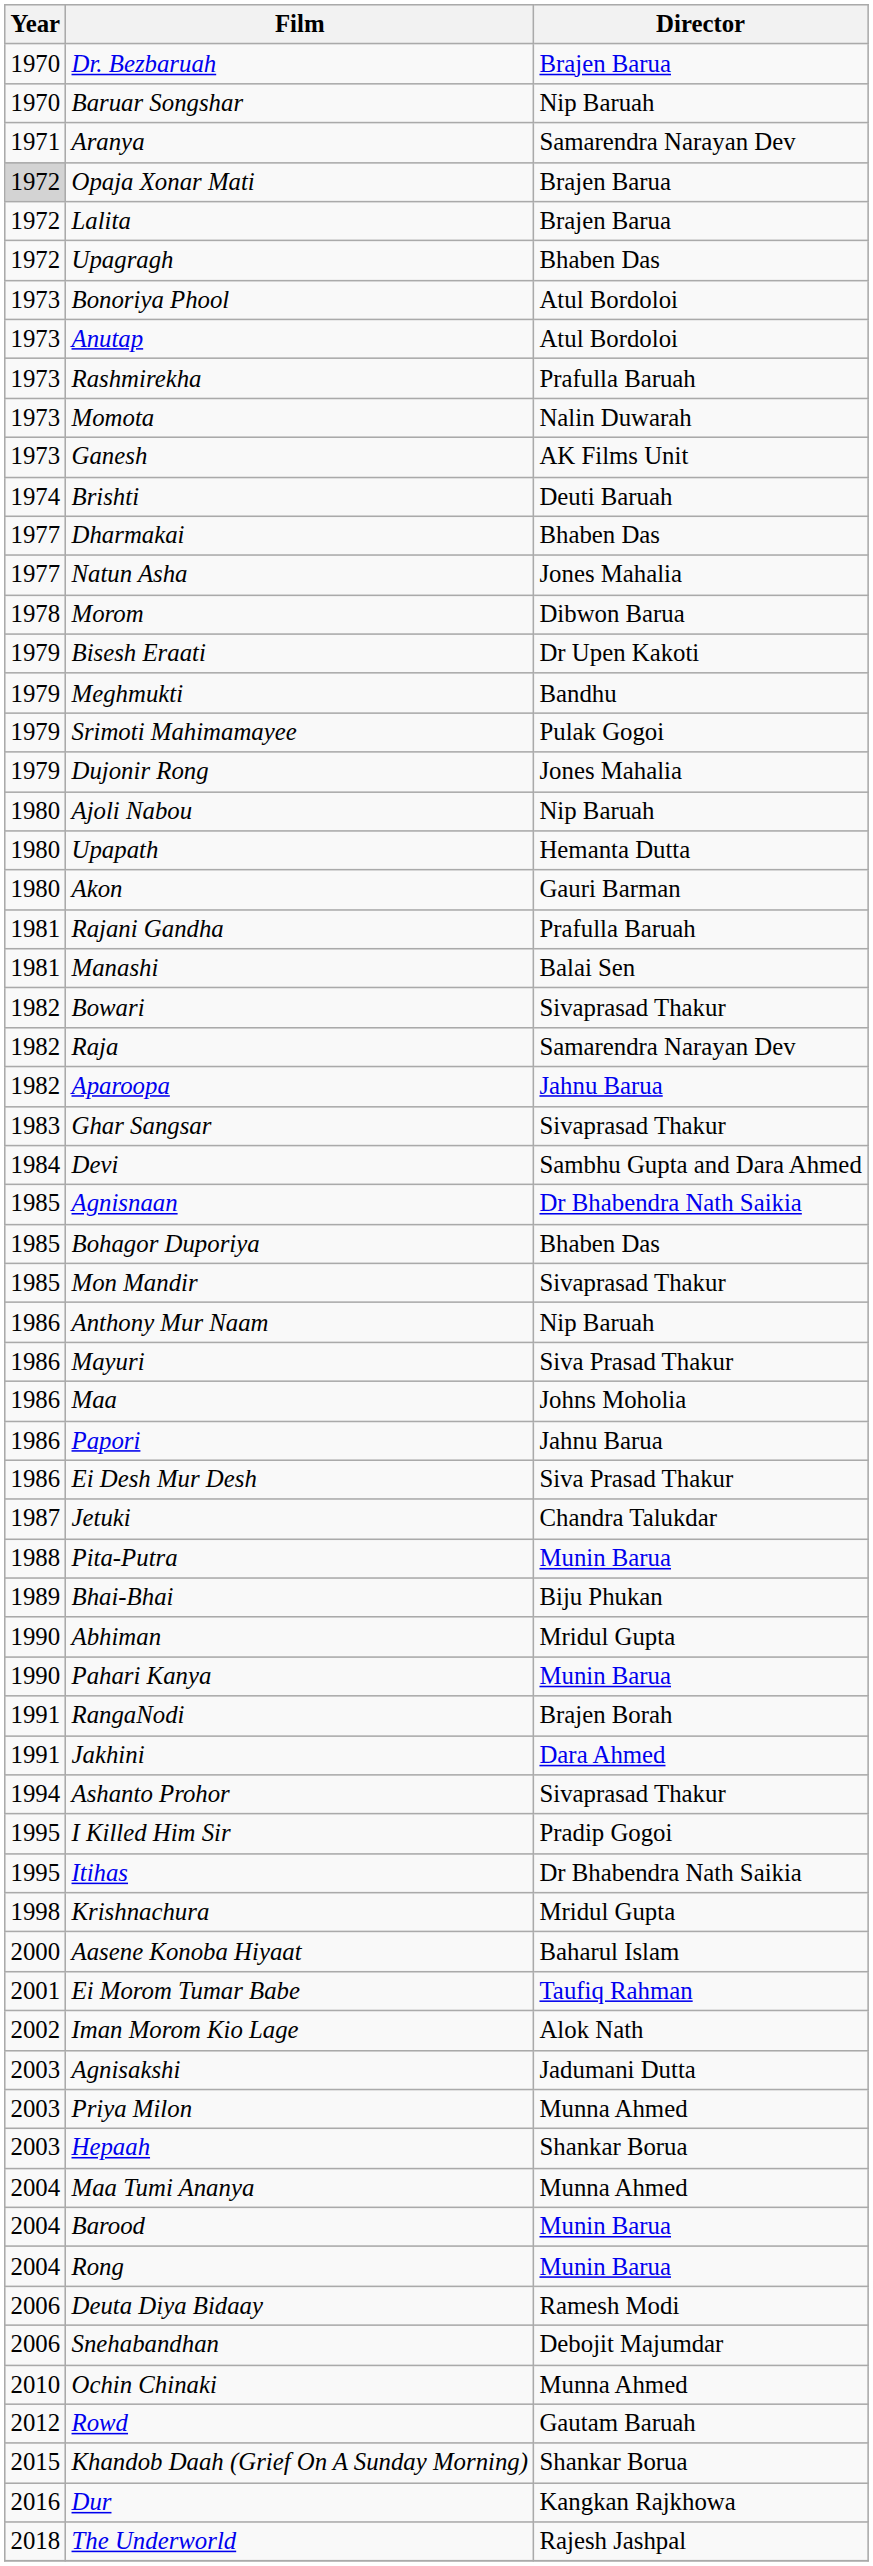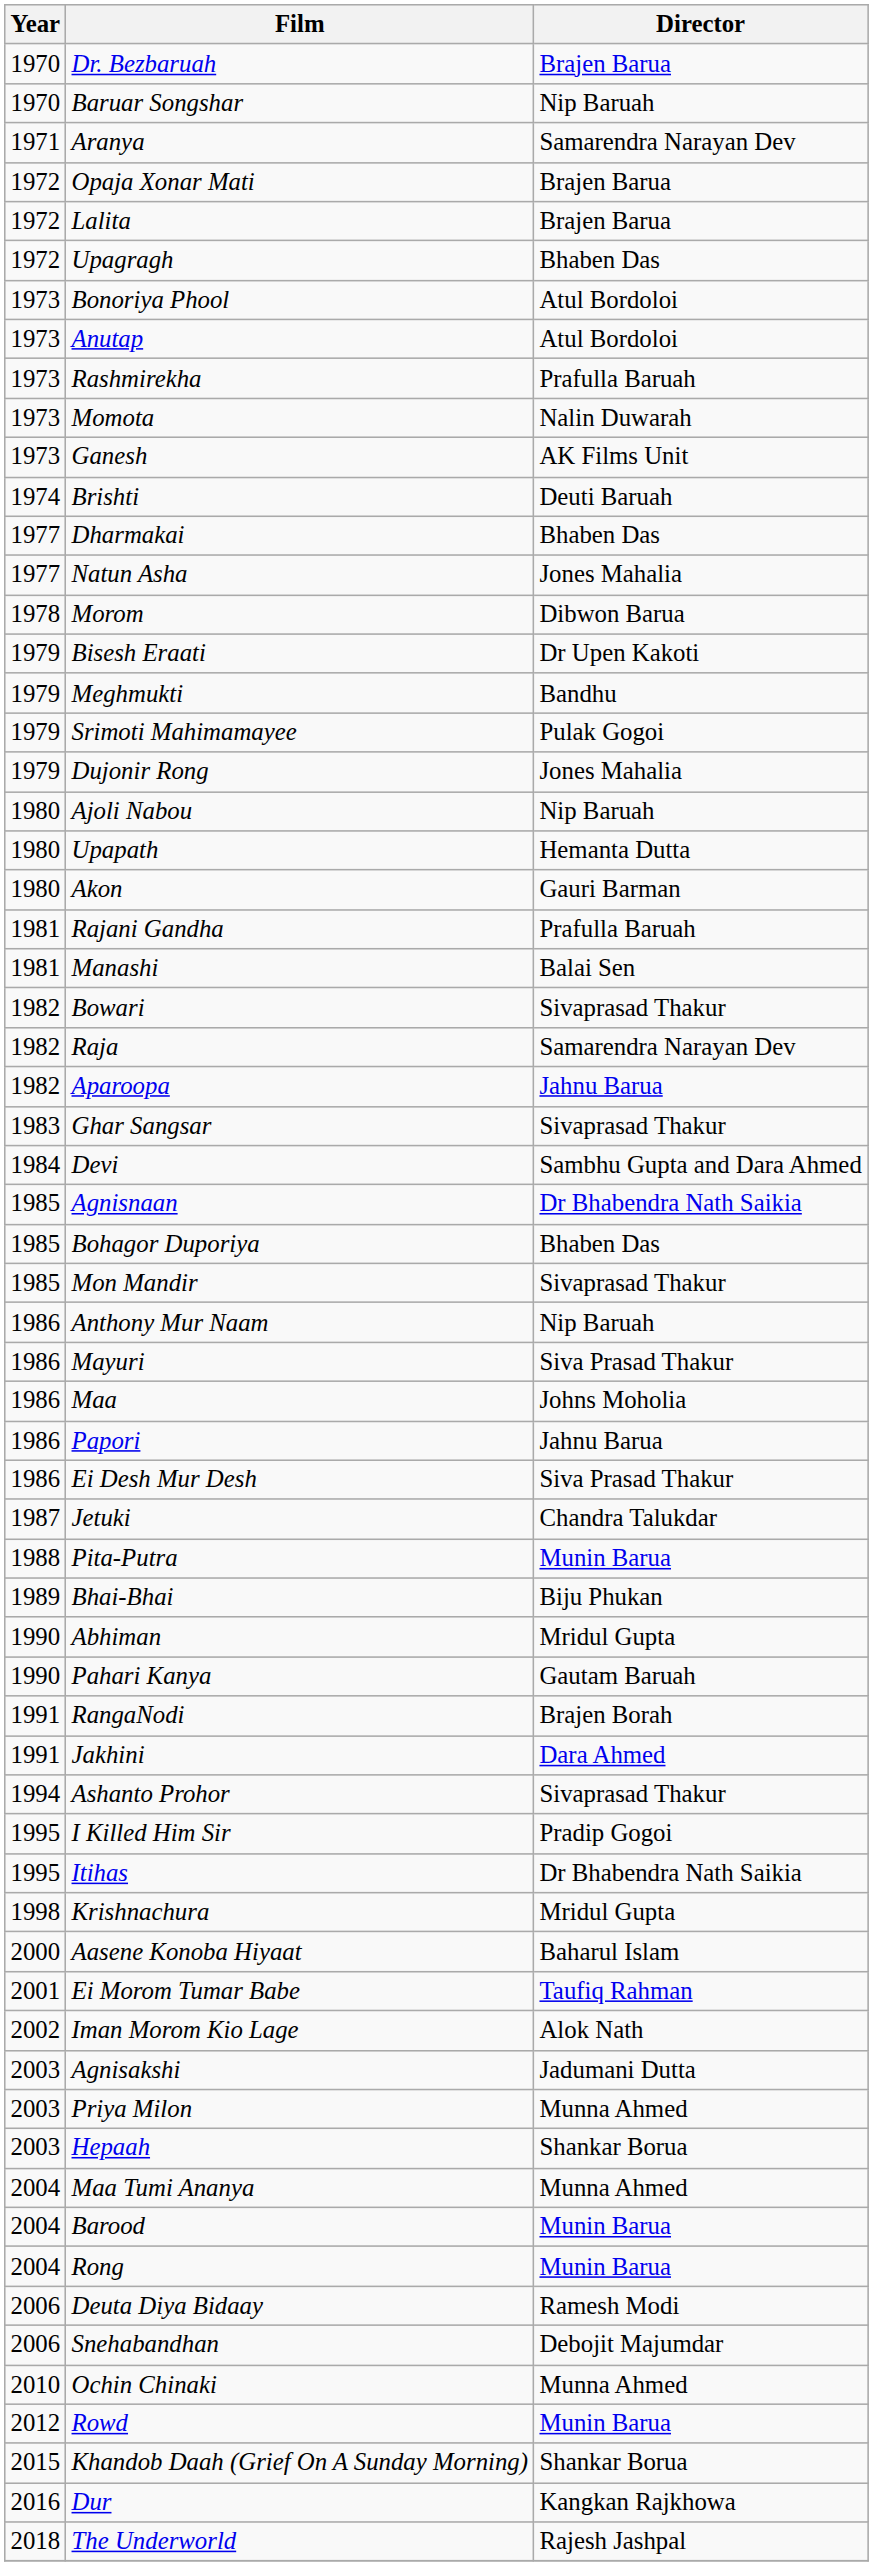(35, 181) lightgrey background -> (35, 181) no background
(605, 1676) Munin Barua -> (618, 1676) Gautam Baruah
(618, 2423) Gautam Baruah -> (605, 2423) Munin Barua
